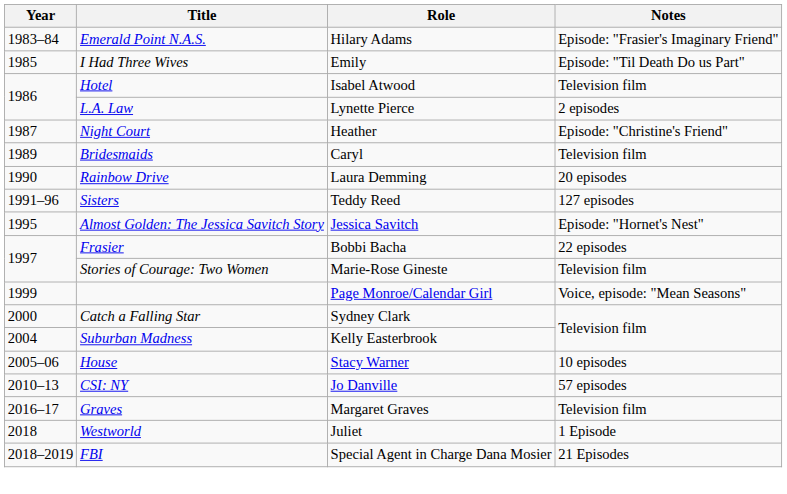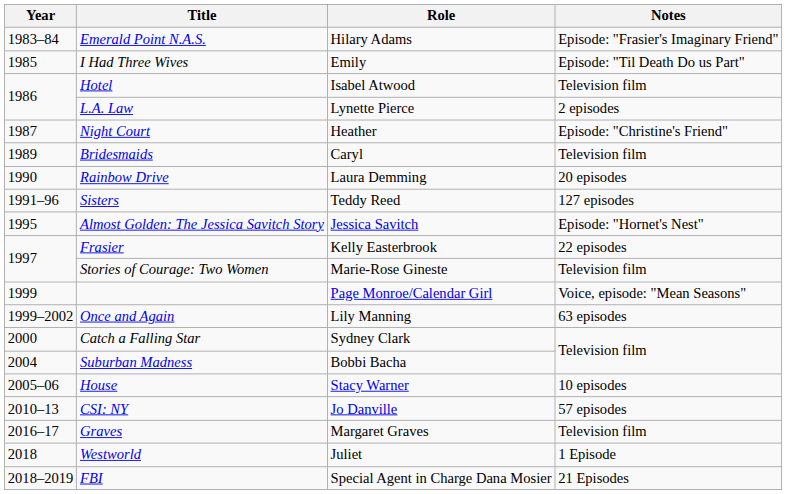(368, 246) Bobbi Bacha -> (384, 246) Kelly Easterbrook
+ row: (127, 316)
(384, 339) Kelly Easterbrook -> (368, 362) Bobbi Bacha
